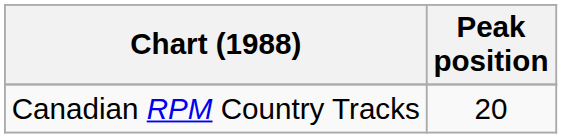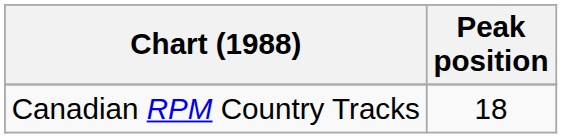(491, 108) 20 -> (491, 108) 18
